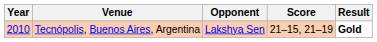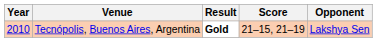columns swapped: (235, 13) <-> (354, 13)
